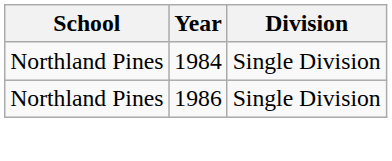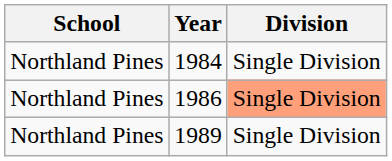(307, 98) no background -> (307, 98) lightsalmon background
+ row: (198, 135)
